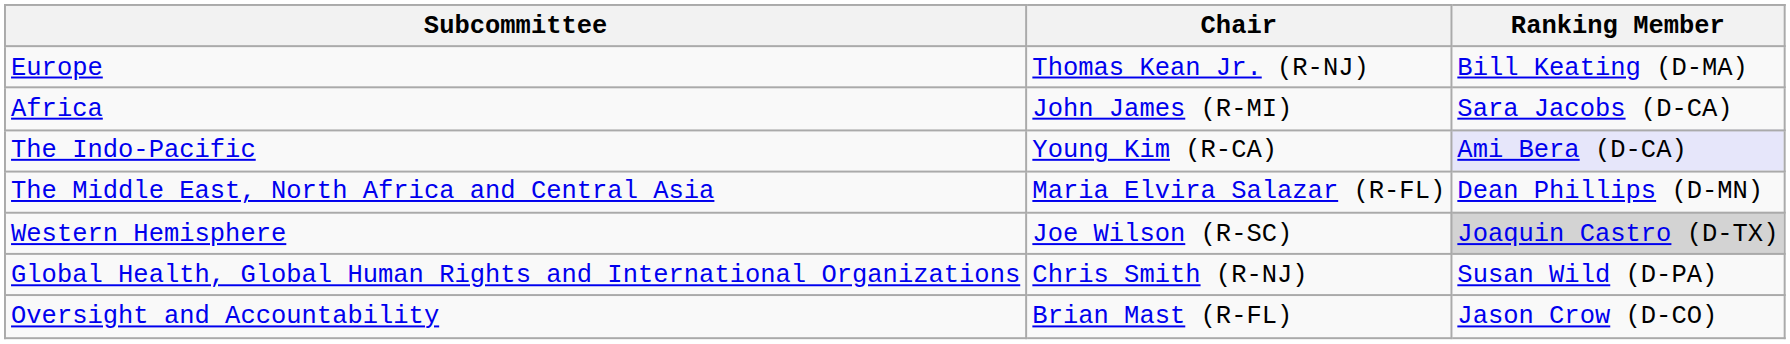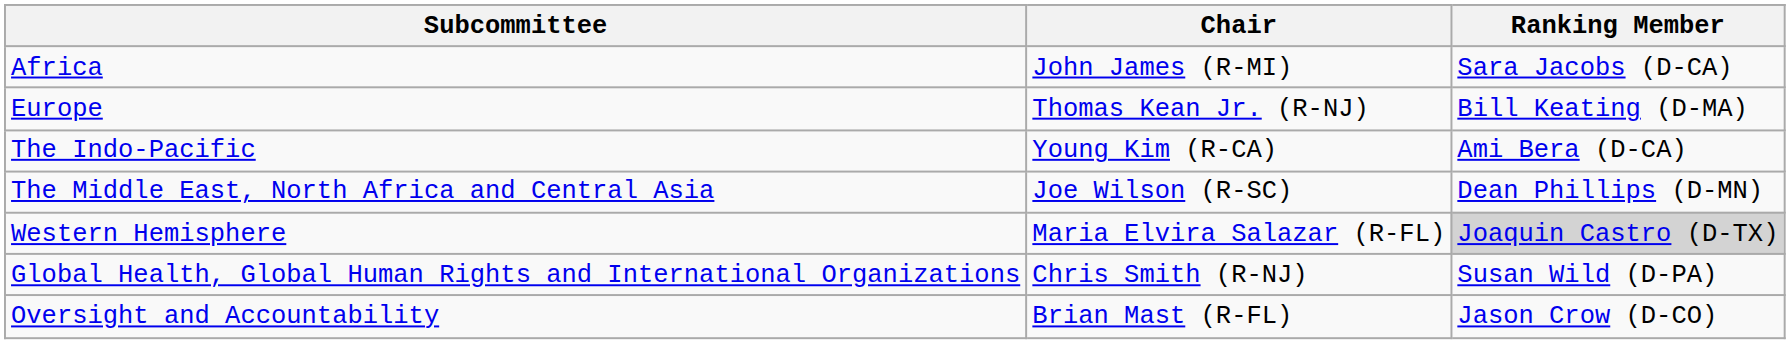rows swapped: (57, 109) <-> (57, 67)
(1572, 150) lavender background -> (1572, 150) no background
(1239, 192) Maria Elvira Salazar (R-FL) -> (1162, 192) Joe Wilson (R-SC)
(1162, 233) Joe Wilson (R-SC) -> (1239, 233) Maria Elvira Salazar (R-FL)
